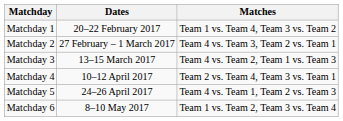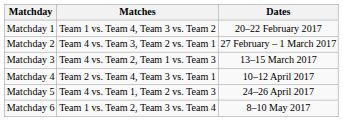columns swapped: (117, 12) <-> (258, 12)
